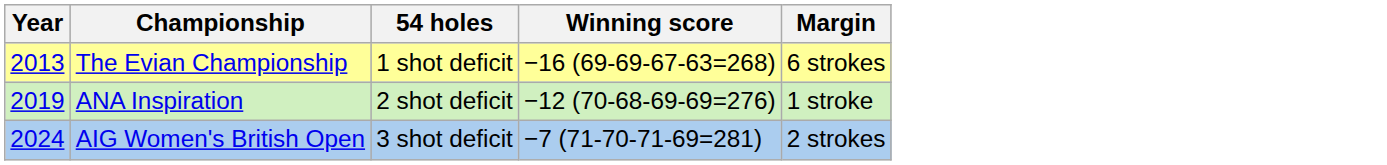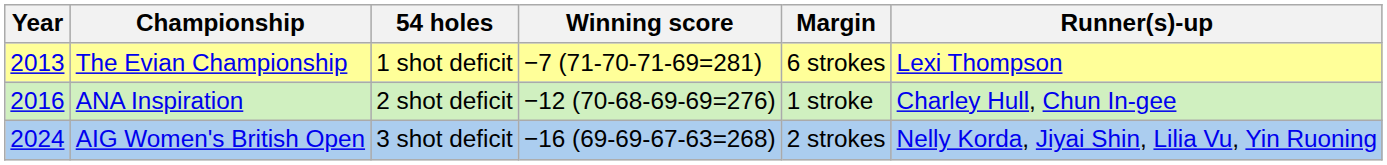+ column: (1137, 23)
(650, 62) −16 (69-69-67-63=268) -> (643, 62) −7 (71-70-71-69=281)
(37, 100) 2019 -> (37, 100) 2016
(643, 139) −7 (71-70-71-69=281) -> (650, 139) −16 (69-69-67-63=268)
